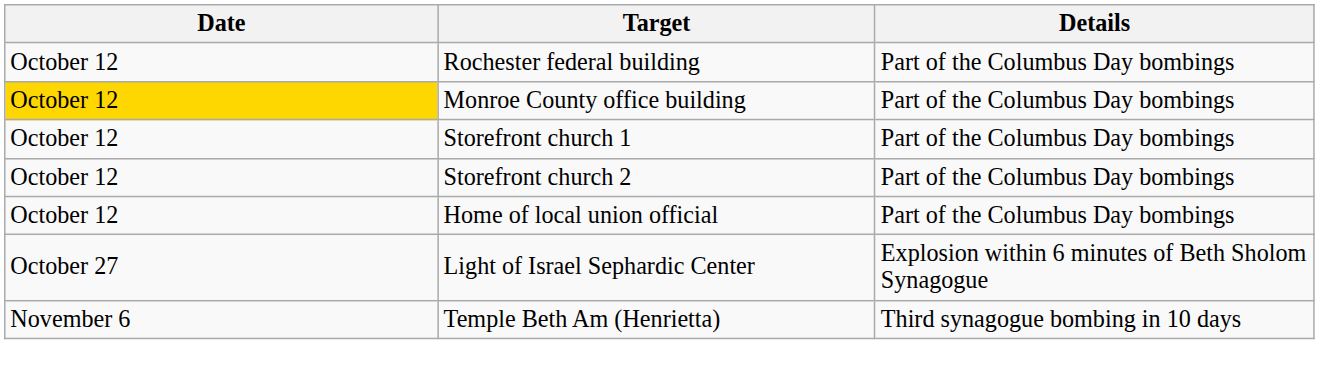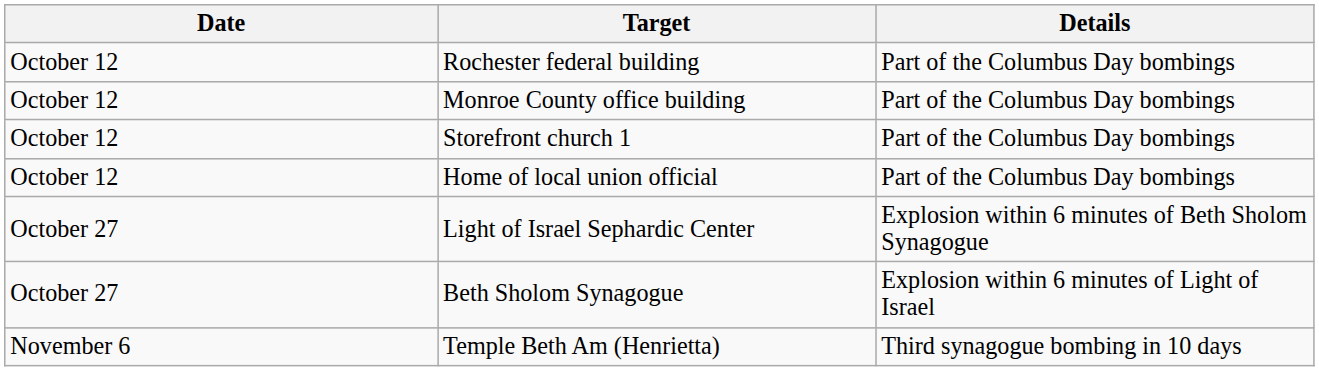(64, 100) gold background -> (64, 100) no background
- row: (538, 176)
+ row: (563, 294)
